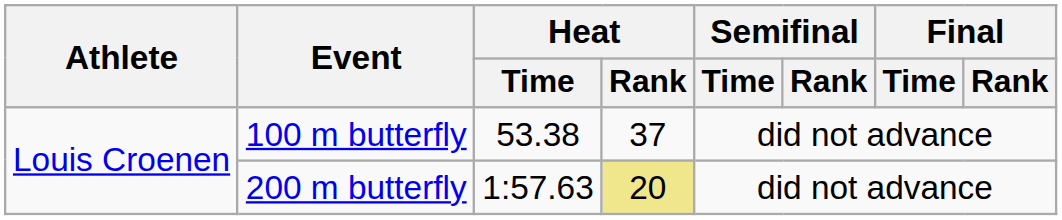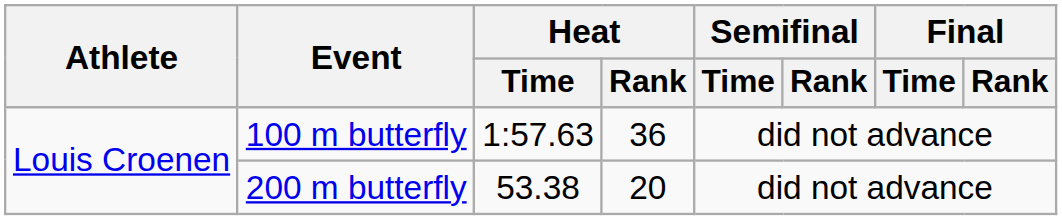(538, 135) 53.38 -> (538, 135) 1:57.63
(648, 135) 37 -> (648, 135) 36
(538, 187) 1:57.63 -> (538, 187) 53.38
(648, 187) khaki background -> (648, 187) no background
